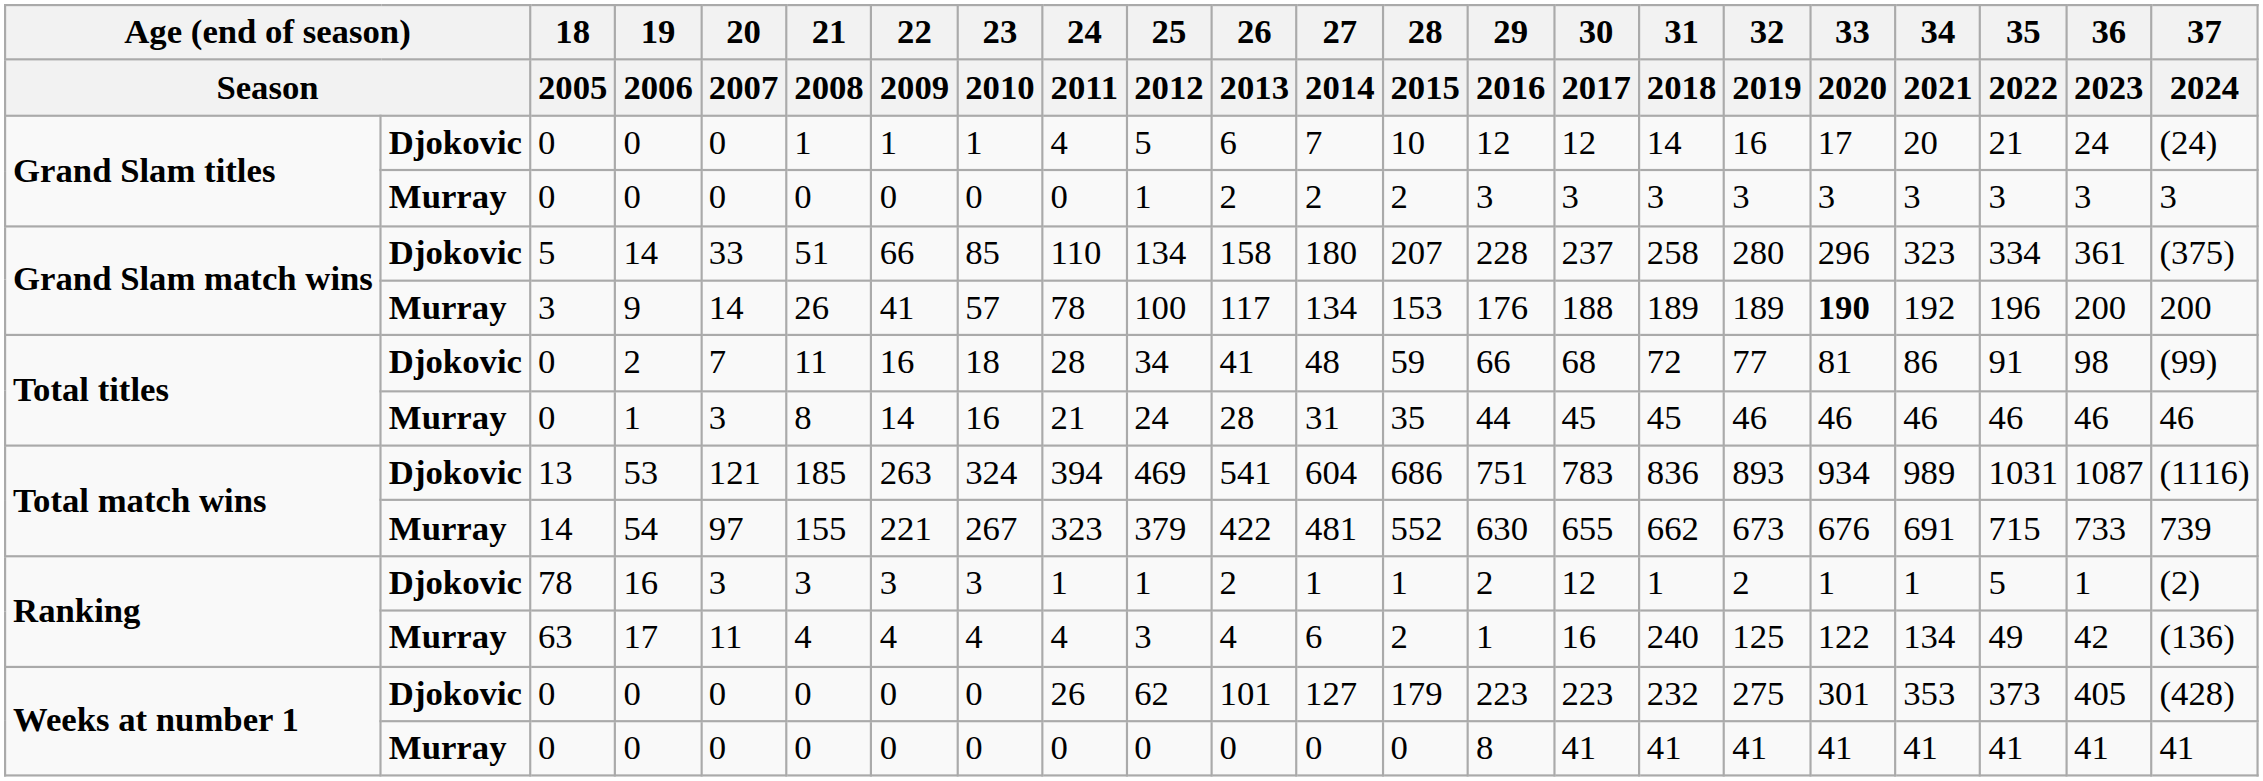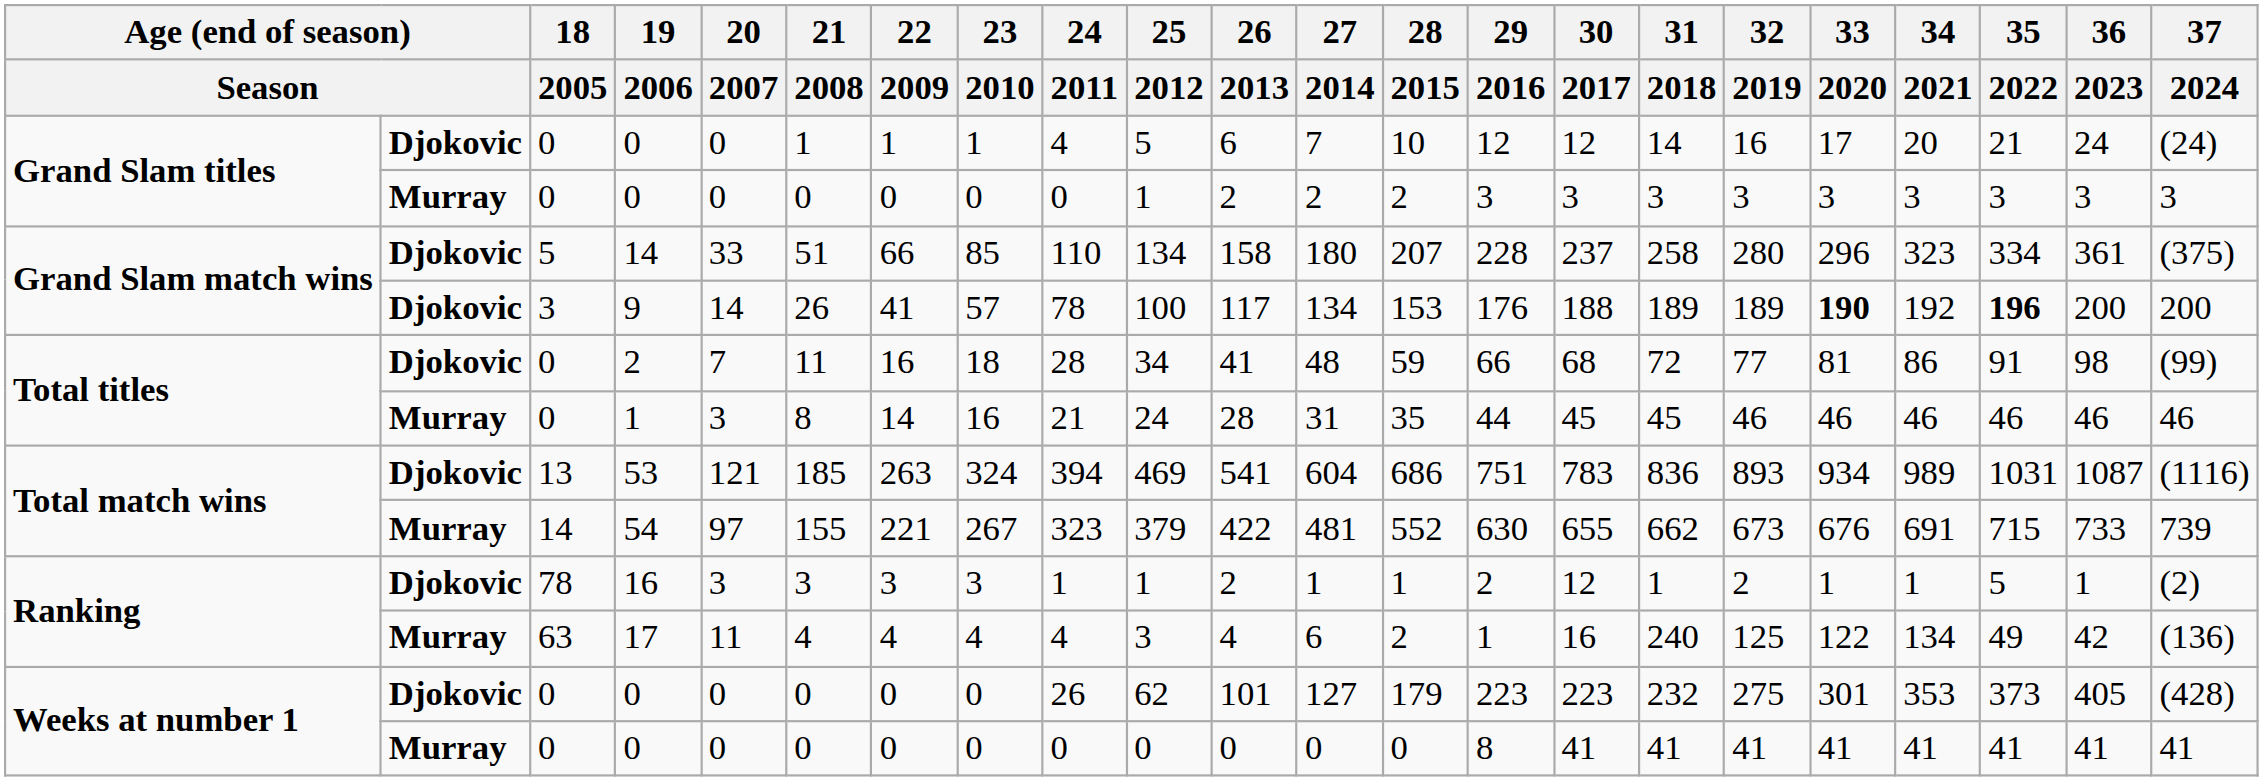(448, 307) Murray -> (455, 307) Djokovic
(2015, 307) normal -> (2015, 307) bold
